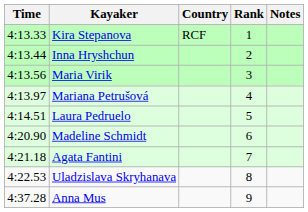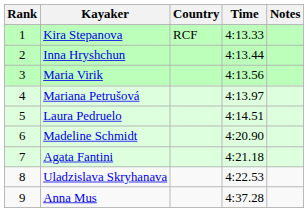columns swapped: (249, 14) <-> (27, 14)
